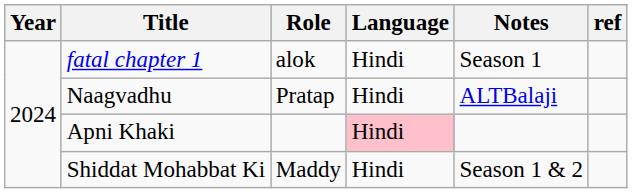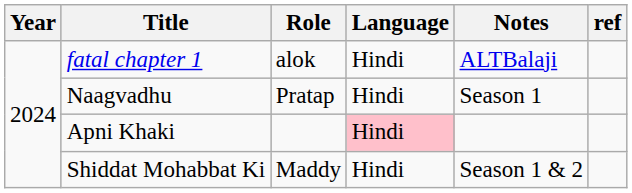(501, 59) Season 1 -> (508, 59) ALTBalaji
(508, 95) ALTBalaji -> (501, 95) Season 1
